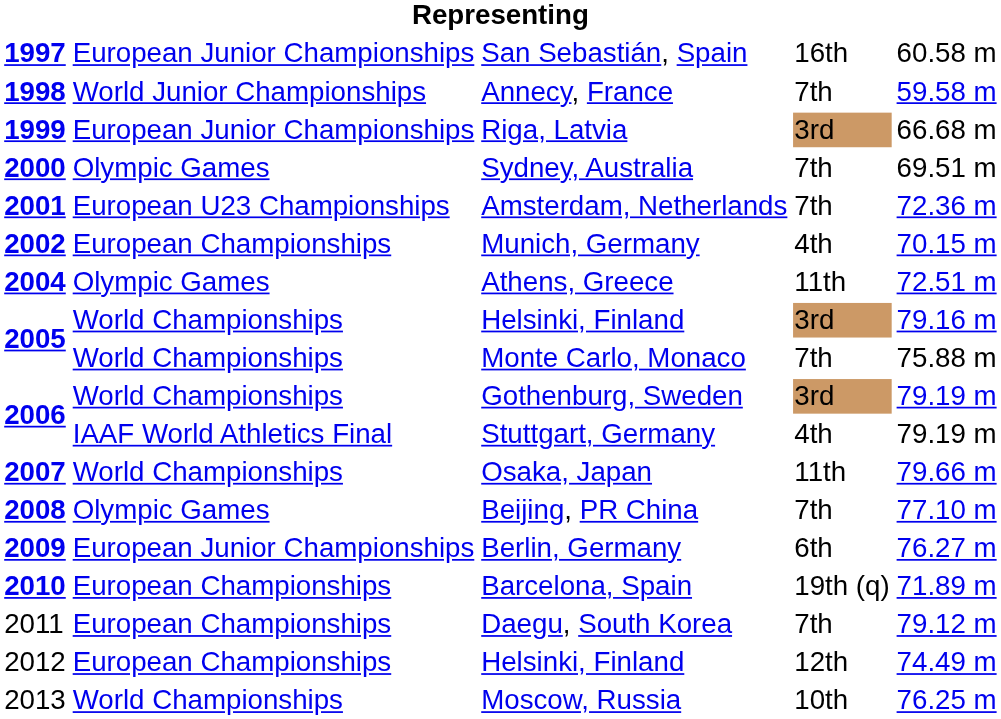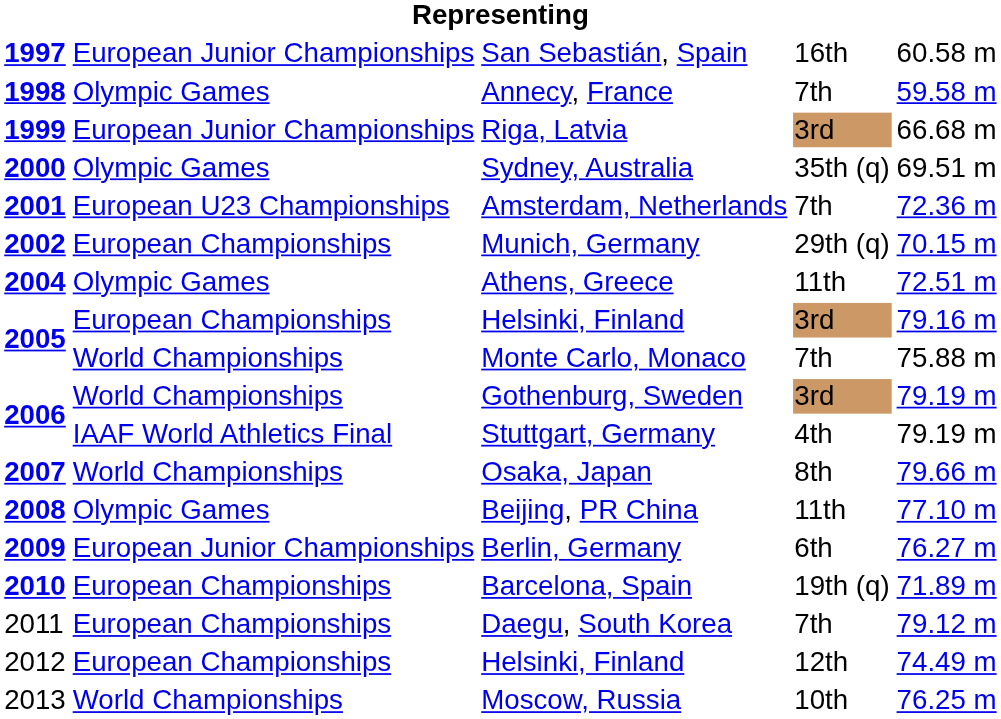(249, 91) World Junior Championships -> (171, 91) Olympic Games
(814, 167) 7th -> (842, 167) 35th (q)
(814, 243) 4th -> (842, 243) 29th (q)
(208, 319) World Championships -> (232, 319) European Championships
(820, 472) 11th -> (814, 472) 8th
(814, 510) 7th -> (820, 510) 11th
